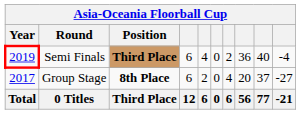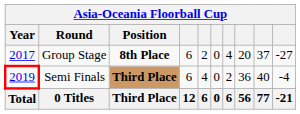rows swapped: (74, 78) <-> (75, 56)
